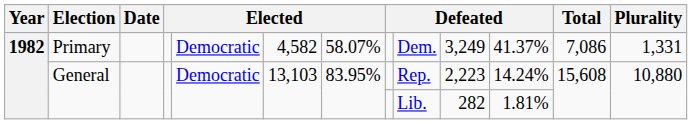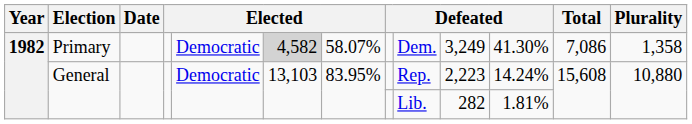(297, 47) no background -> (297, 47) lightgrey background
(521, 47) 41.37% -> (521, 47) 41.30%
(662, 47) 1,331 -> (662, 47) 1,358
